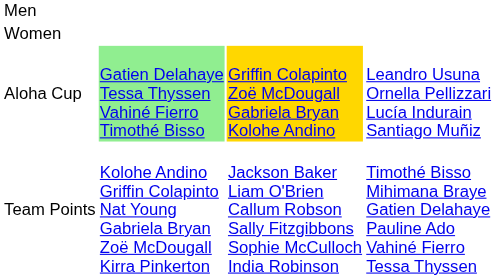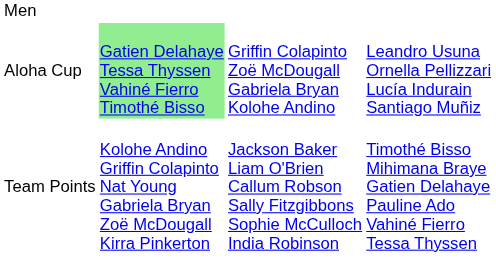- row: (33, 33)
(287, 103) gold background -> (287, 80) no background
